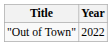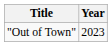(93, 32) 2022 -> (93, 32) 2023
